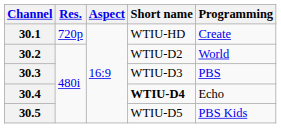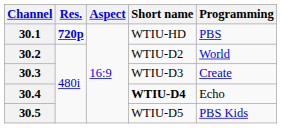(71, 34) normal -> (71, 34) bold
(215, 34) Create -> (210, 34) PBS
(210, 73) PBS -> (215, 73) Create
